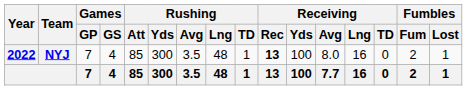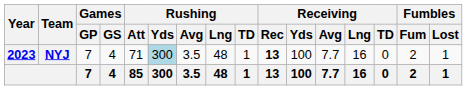(21, 54) 2022 -> (21, 54) 2023
(136, 54) 85 -> (136, 54) 71
(162, 54) no background -> (162, 54) lightblue background
(330, 54) 8.0 -> (330, 54) 7.7
